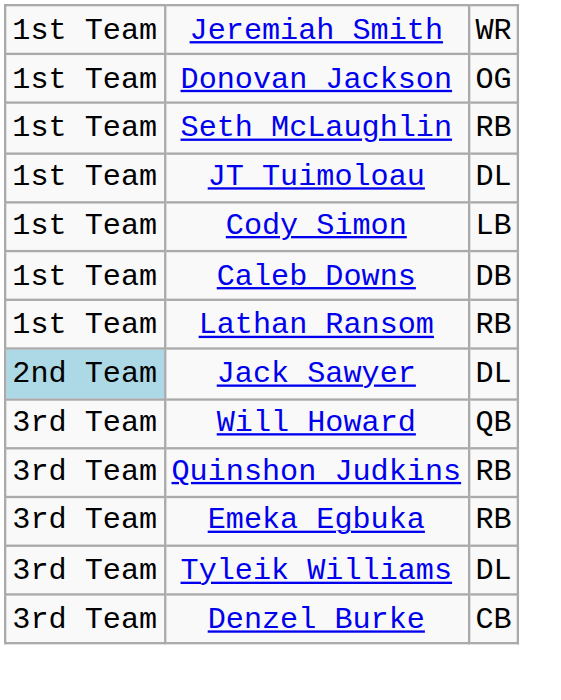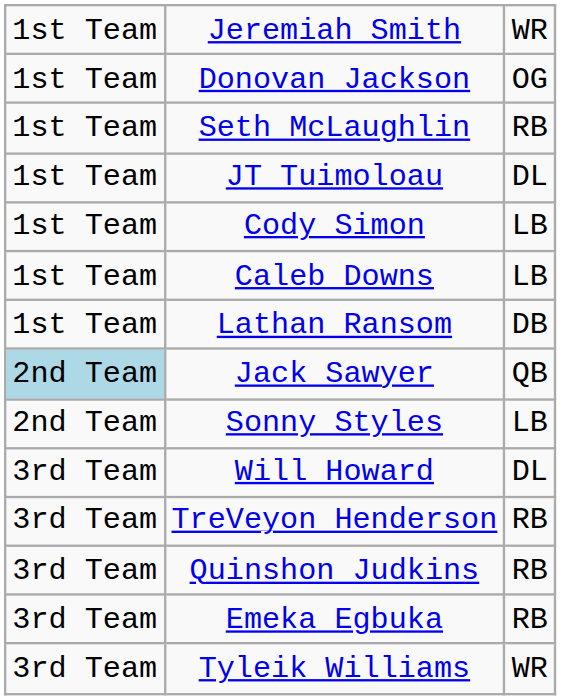(494, 276) DB -> (530, 276) LB
(494, 325) RB -> (530, 325) DB
(494, 374) DL -> (530, 374) QB
+ row: (334, 423)
(494, 423) QB -> (530, 472) DL
+ row: (334, 521)
(494, 570) DL -> (530, 669) WR
- row: (316, 620)
